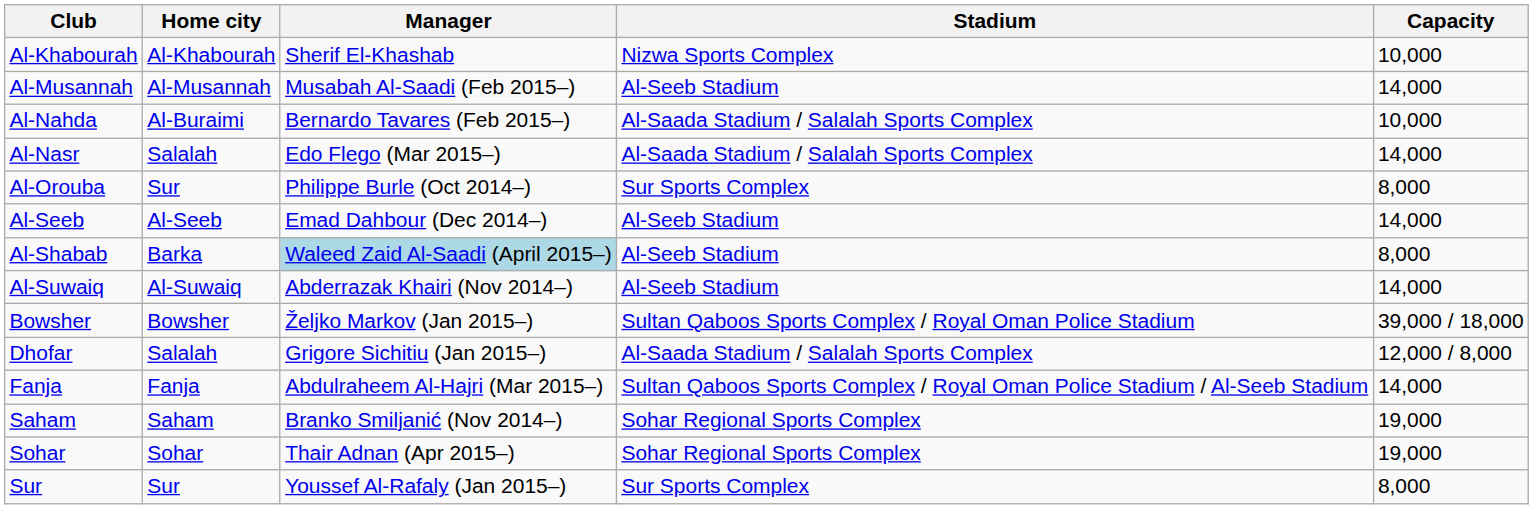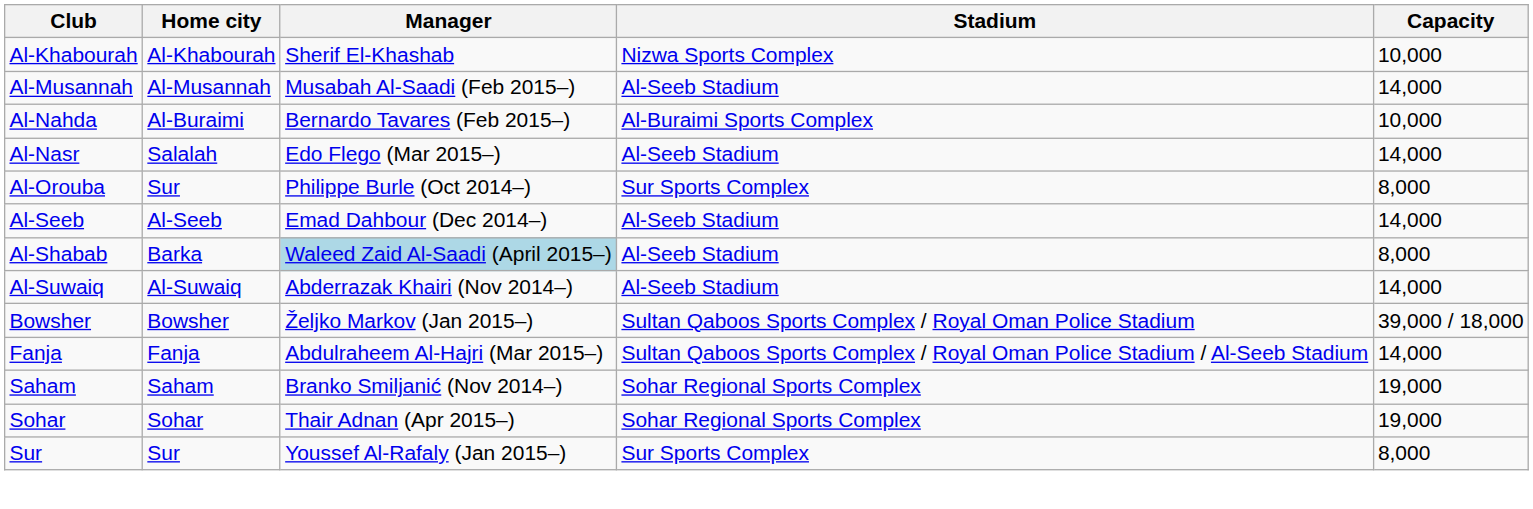(827, 120) Al-Saada Stadium / Salalah Sports Complex -> (747, 120) Al-Buraimi Sports Complex
(827, 154) Al-Saada Stadium / Salalah Sports Complex -> (700, 154) Al-Seeb Stadium
- row: (41, 353)
